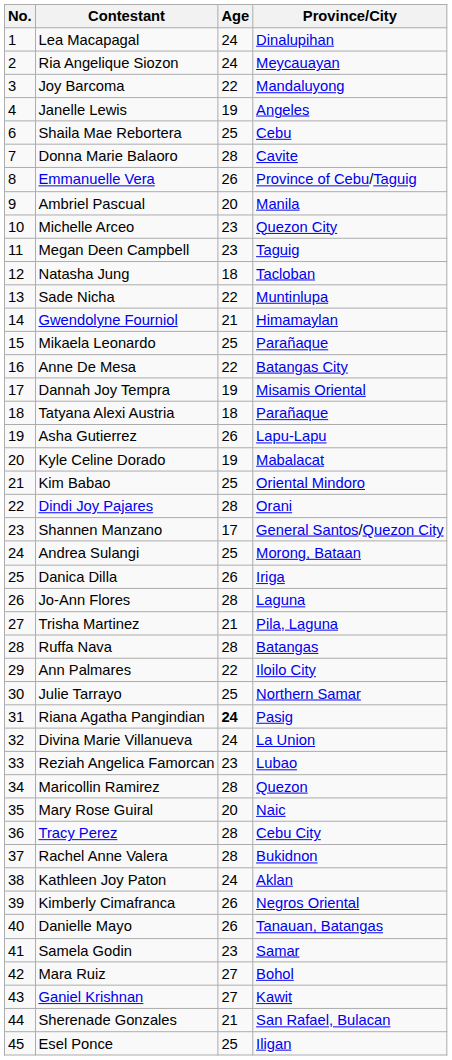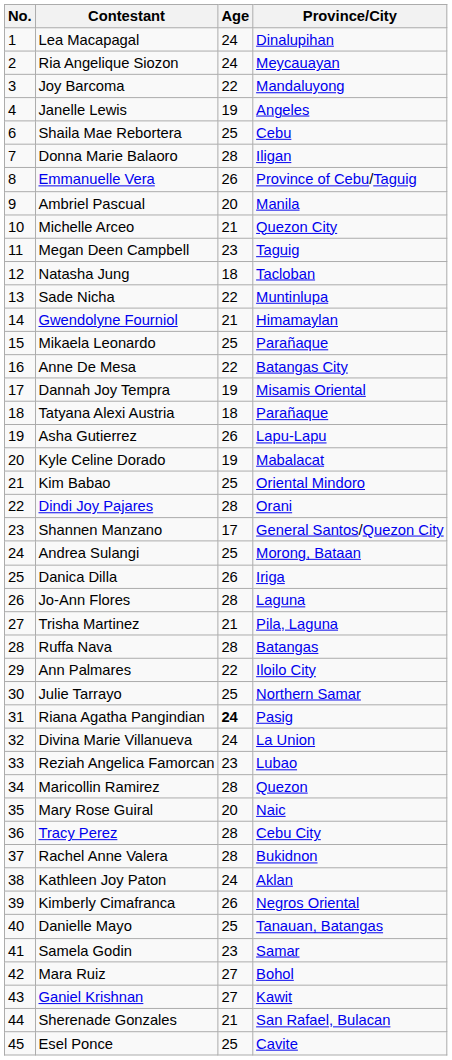(277, 156) Cavite -> (274, 156) Iligan
(230, 226) 23 -> (230, 226) 21
(230, 927) 26 -> (230, 927) 25
(274, 1043) Iligan -> (277, 1043) Cavite
